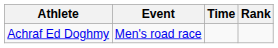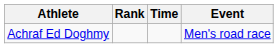columns swapped: (158, 14) <-> (256, 14)
